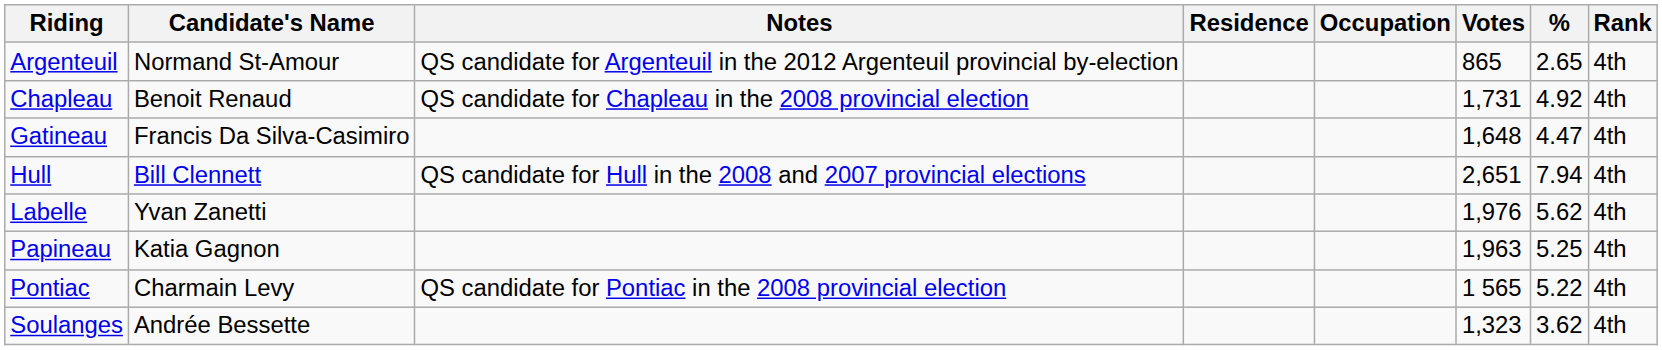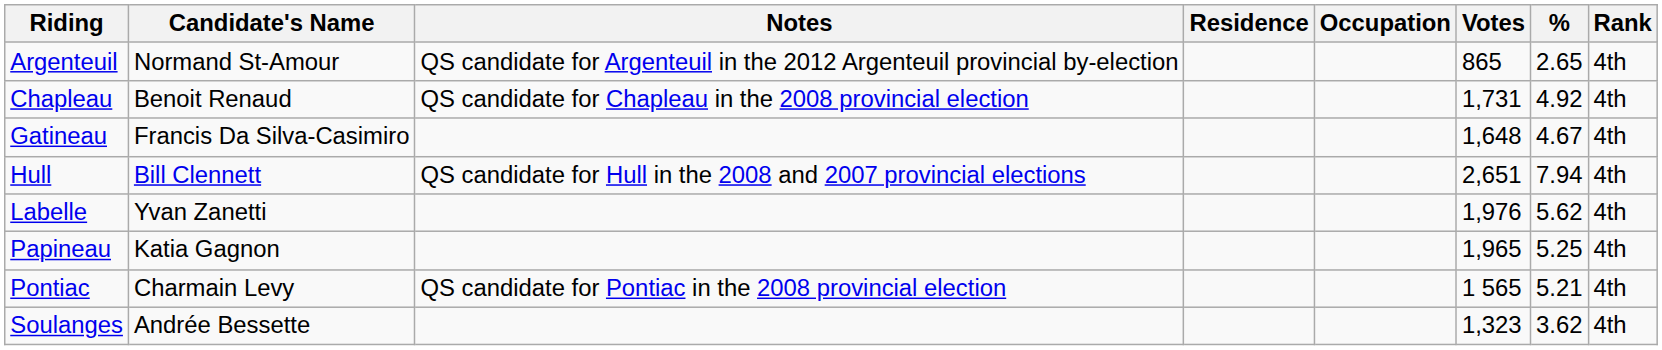(1559, 136) 4.47 -> (1559, 136) 4.67
(1492, 250) 1,963 -> (1492, 250) 1,965
(1559, 288) 5.22 -> (1559, 288) 5.21
